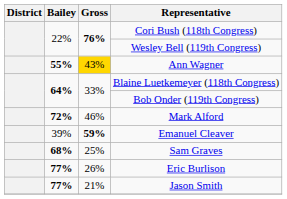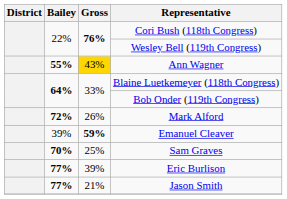(94, 116) 46% -> (94, 116) 26%
(61, 151) 68% -> (61, 151) 70%
(94, 168) 26% -> (94, 168) 39%
